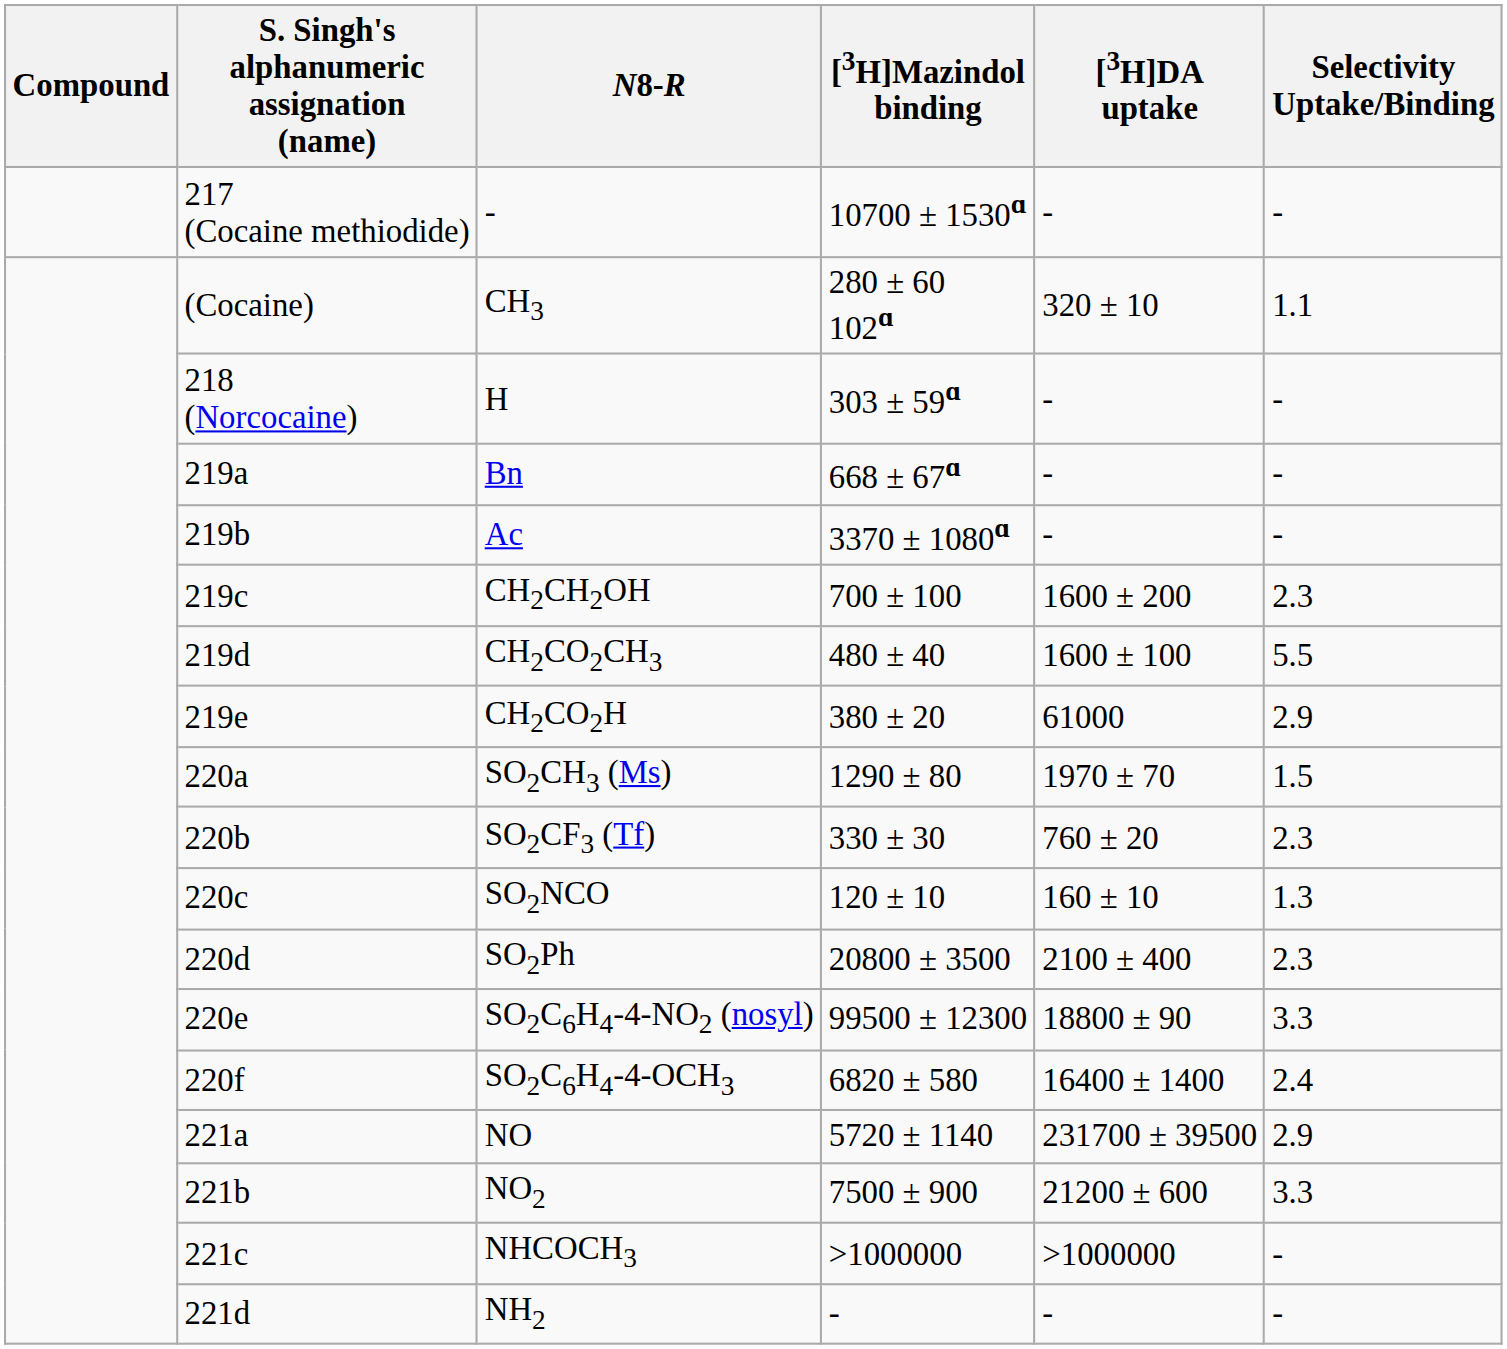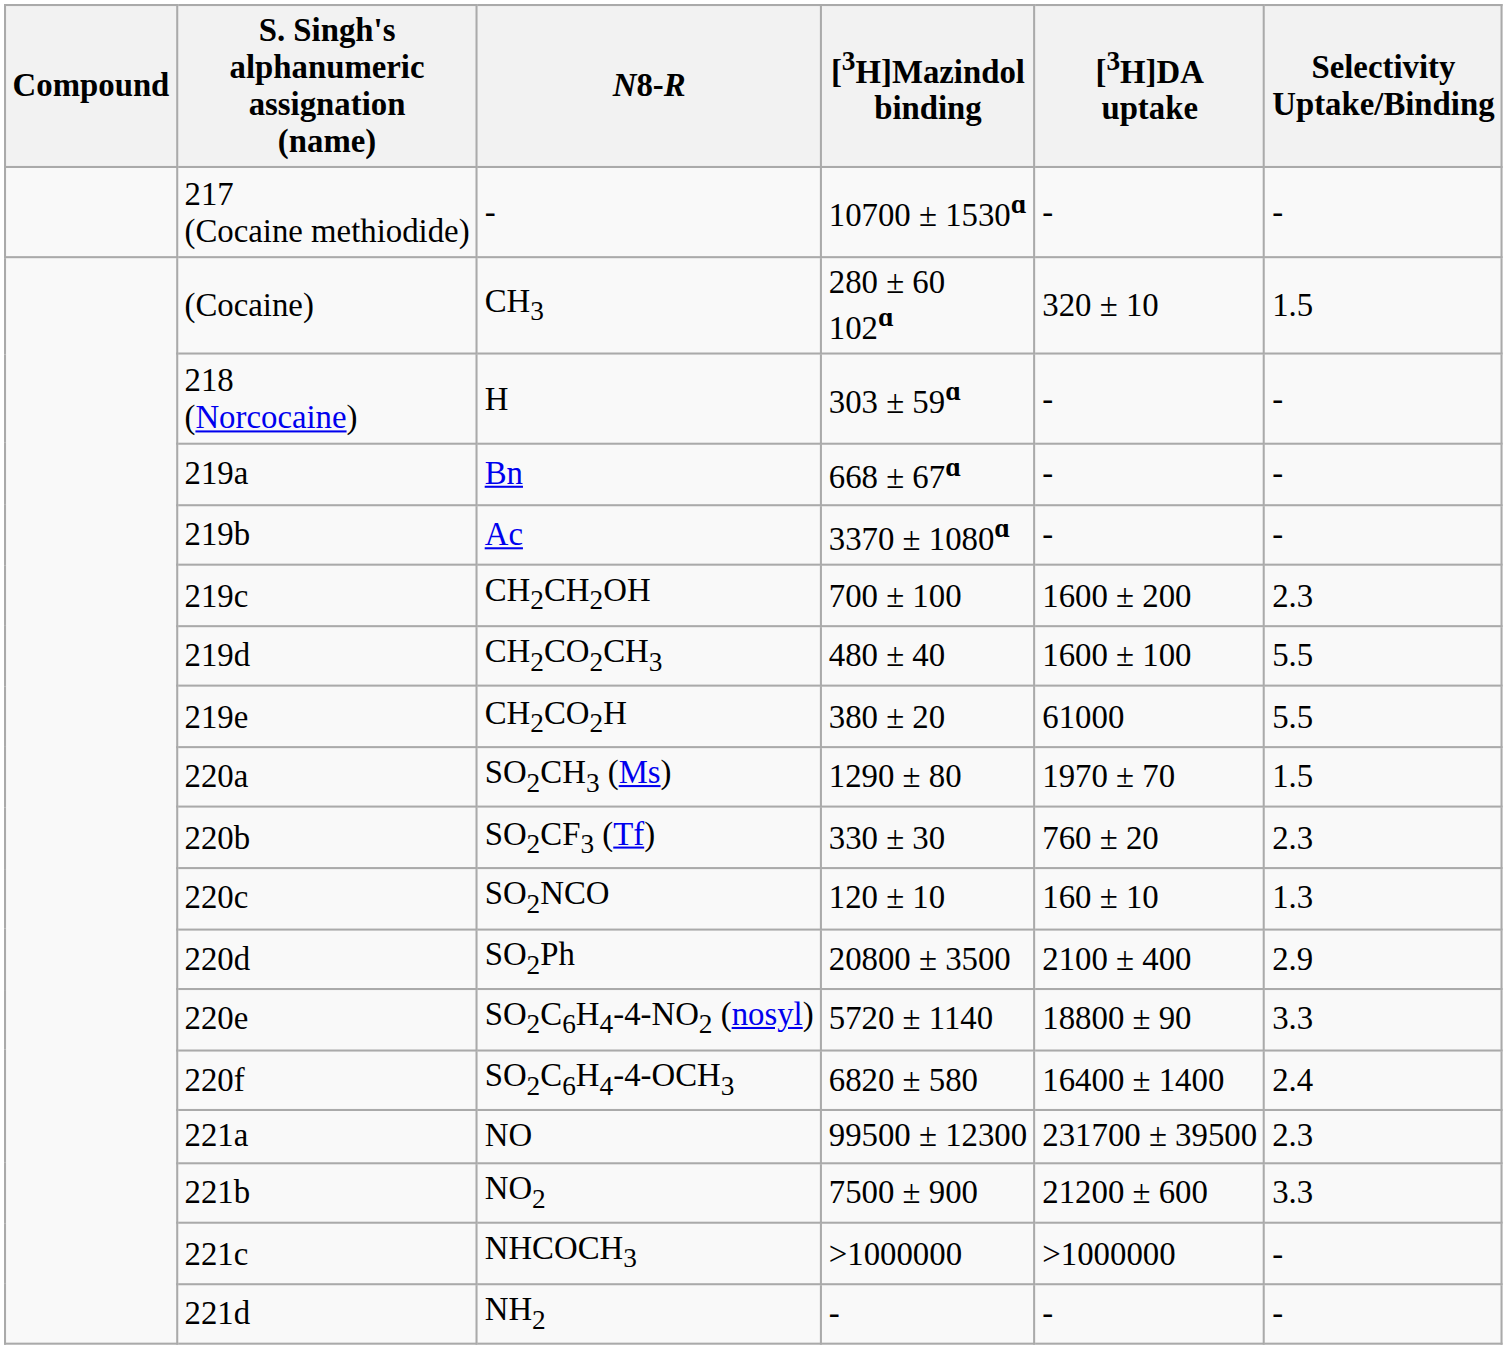(1293, 305) 1.1 -> (1293, 305) 1.5
(1293, 716) 2.9 -> (1293, 716) 5.5
(1293, 958) 2.3 -> (1293, 958) 2.9
(928, 1019) 99500 ± 12300 -> (911, 1019) 5720 ± 1140
(911, 1136) 5720 ± 1140 -> (928, 1136) 99500 ± 12300
(1293, 1136) 2.9 -> (1293, 1136) 2.3
